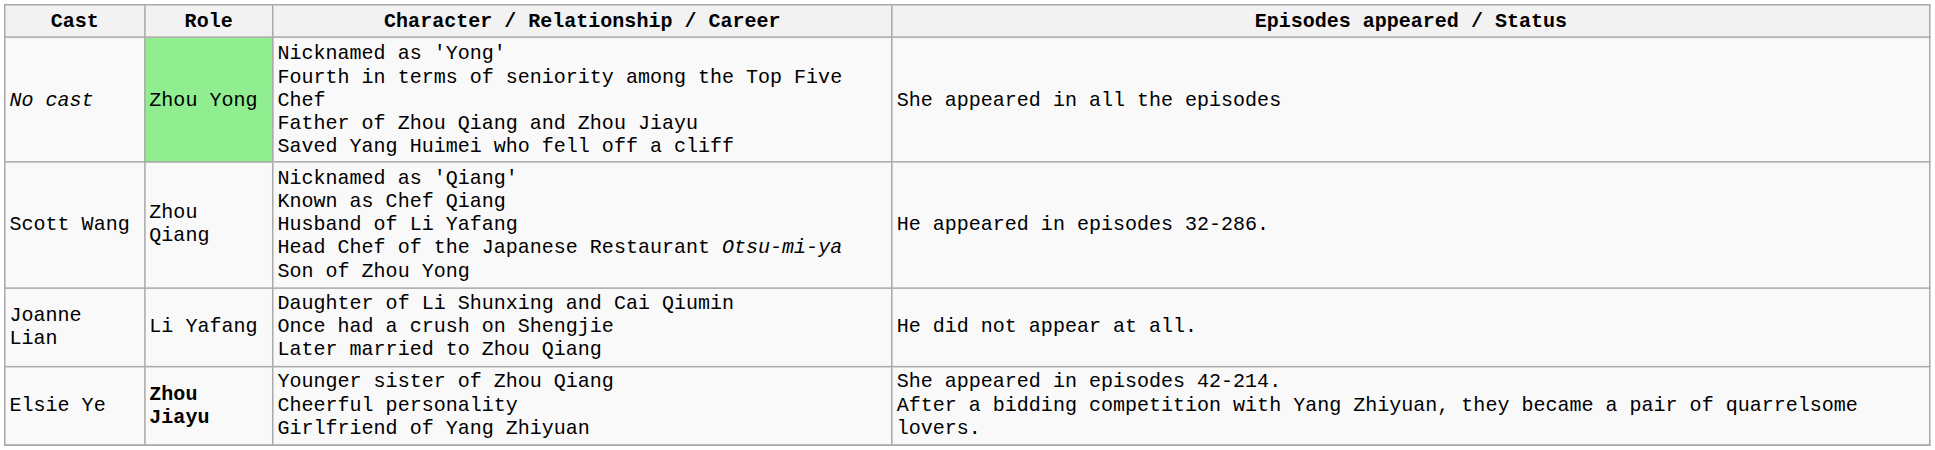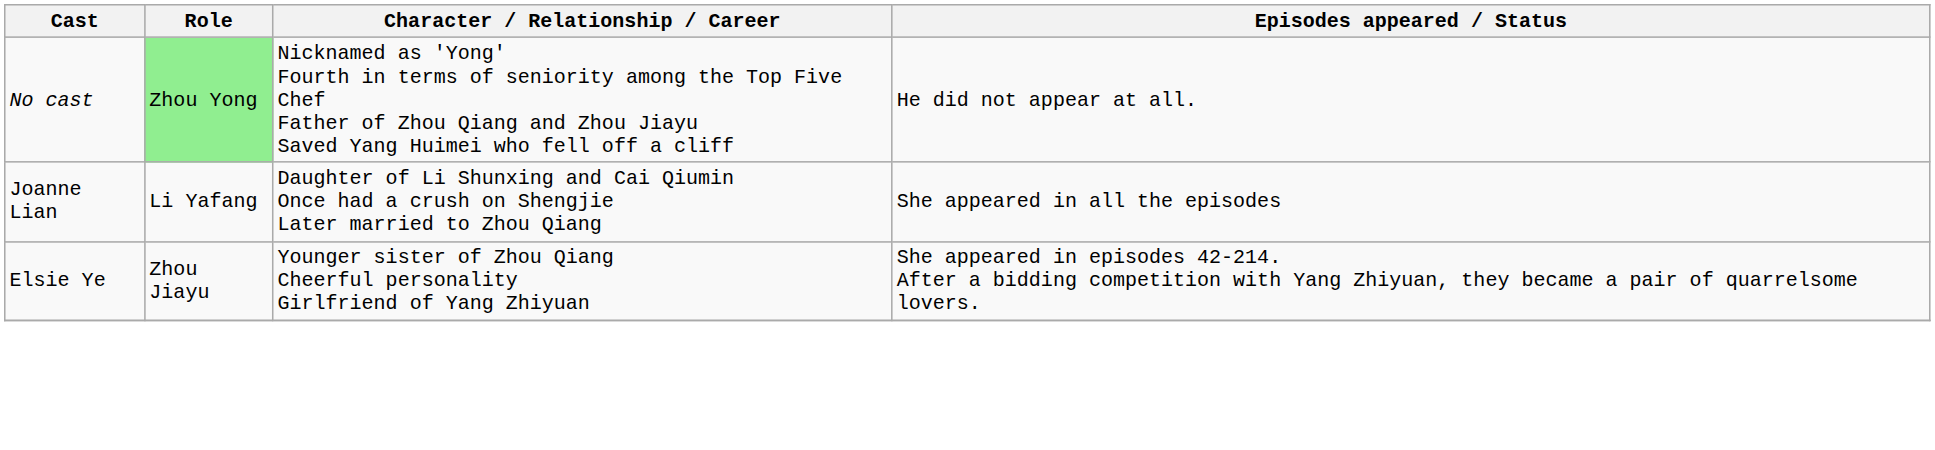(1089, 100) She appeared in all the episodes -> (1047, 100) He did not appear at all.
- row: (70, 225)
(1047, 327) He did not appear at all. -> (1089, 202) She appeared in all the episodes
(179, 406) bold -> (179, 281) normal
